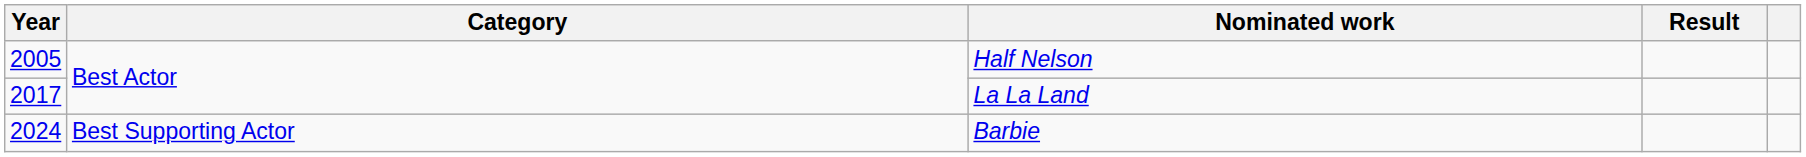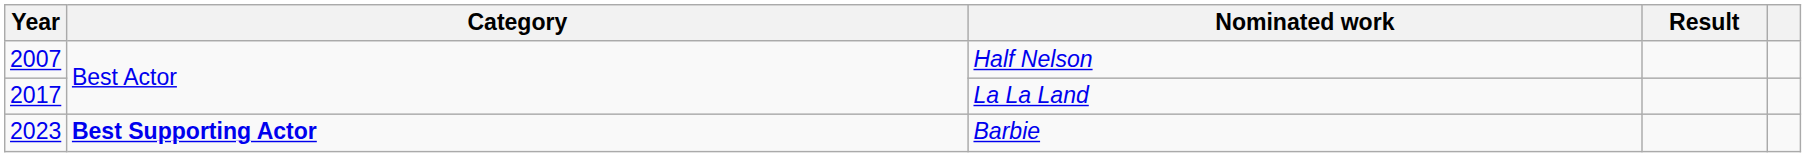(36, 59) 2005 -> (36, 59) 2007
(36, 132) 2024 -> (36, 132) 2023
(183, 132) normal -> (194, 132) bold
